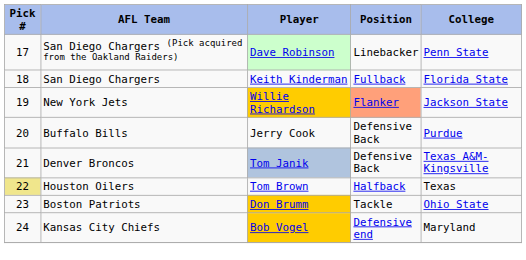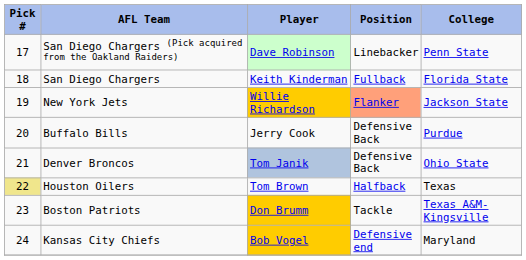(456, 163) Texas A&M-Kingsville -> (456, 163) Ohio State
(456, 204) Ohio State -> (456, 210) Texas A&M-Kingsville
